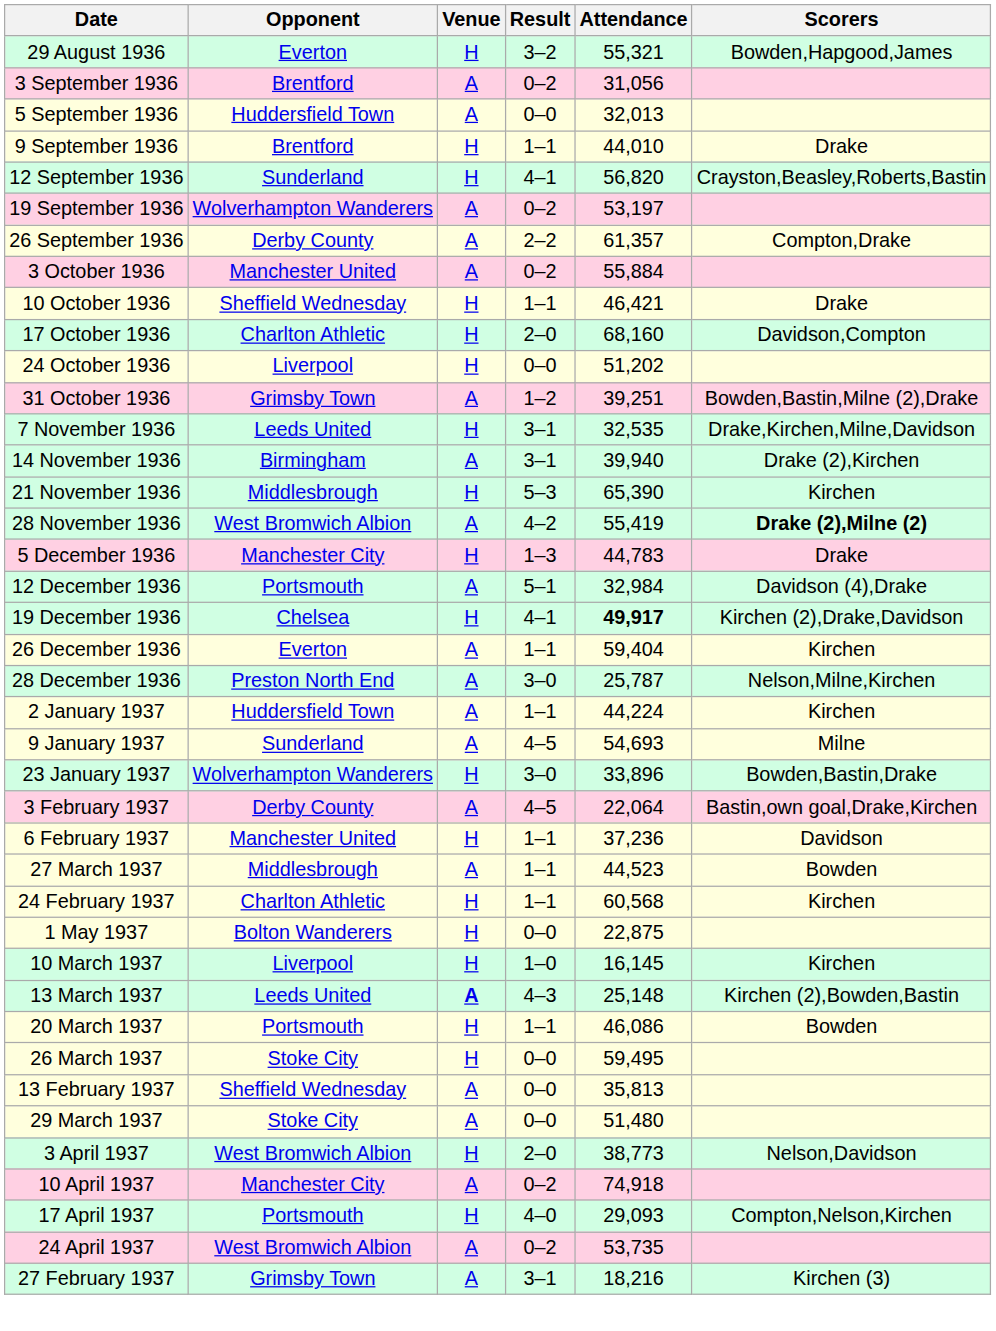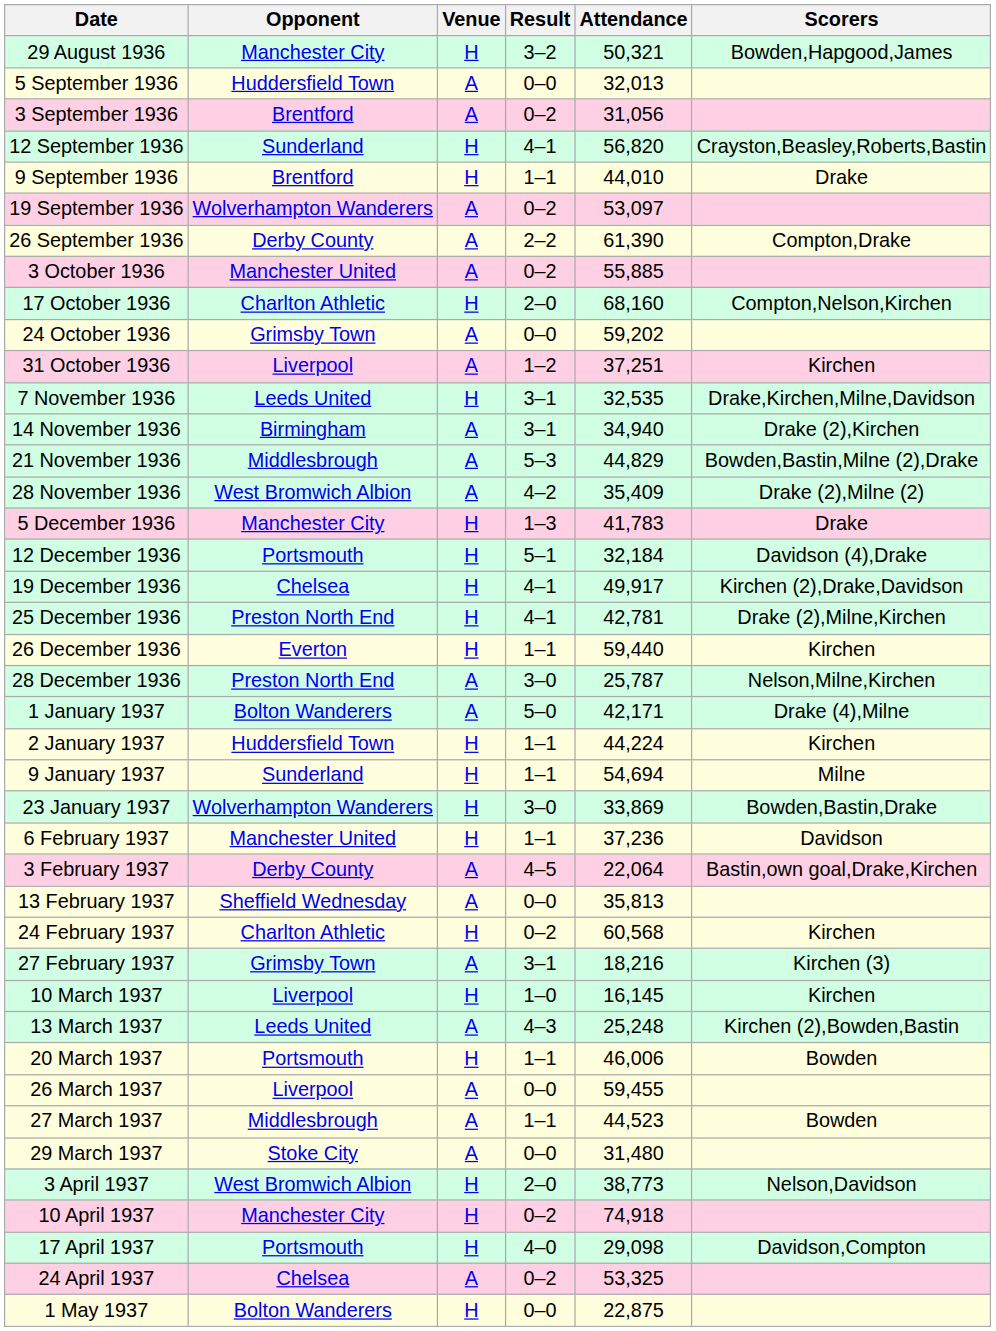(313, 51) Everton -> (313, 51) Manchester City
(634, 51) 55,321 -> (634, 51) 50,321
rows swapped: (96, 83) <-> (96, 114)
rows swapped: (96, 146) <-> (96, 177)
(634, 209) 53,197 -> (634, 209) 53,097
(634, 240) 61,357 -> (634, 240) 61,390
(634, 271) 55,884 -> (634, 271) 55,885
- row: (96, 303)
(842, 334) Davidson,Compton -> (842, 303) Compton,Nelson,Kirchen
(313, 366) Liverpool -> (313, 334) Grimsby Town
(471, 366) H -> (471, 334) A
(634, 366) 51,202 -> (634, 334) 59,202
(313, 397) Grimsby Town -> (313, 366) Liverpool
(634, 397) 39,251 -> (634, 366) 37,251
(842, 397) Bowden,Bastin,Milne (2),Drake -> (842, 366) Kirchen
(634, 460) 39,940 -> (634, 429) 34,940
(471, 492) H -> (471, 460) A
(634, 492) 65,390 -> (634, 460) 44,829
(842, 492) Kirchen -> (842, 460) Bowden,Bastin,Milne (2),Drake
(634, 523) 55,419 -> (634, 492) 35,409
(842, 523) bold -> (842, 492) normal
(634, 555) 44,783 -> (634, 523) 41,783
(471, 586) A -> (471, 555) H
(634, 586) 32,984 -> (634, 555) 32,184
(634, 618) bold -> (634, 586) normal
+ row: (96, 618)
(471, 649) A -> (471, 649) H
(634, 649) 59,404 -> (634, 649) 59,440
+ row: (96, 712)
(471, 712) A -> (471, 743) H
(471, 743) A -> (471, 775) H
(540, 743) 4–5 -> (540, 775) 1–1
(634, 743) 54,693 -> (634, 775) 54,694
(634, 775) 33,896 -> (634, 806) 33,869
rows swapped: (96, 806) <-> (96, 838)
rows swapped: (96, 1090) <-> (96, 869)
(540, 901) 1–1 -> (540, 932) 0–2
rows swapped: (96, 1278) <-> (96, 932)
(471, 995) bold -> (471, 1027) normal
(634, 995) 25,148 -> (634, 1027) 25,248
(634, 1027) 46,086 -> (634, 1058) 46,006
(313, 1058) Stoke City -> (313, 1090) Liverpool
(471, 1058) H -> (471, 1090) A
(634, 1058) 59,495 -> (634, 1090) 59,455
(634, 1121) 51,480 -> (634, 1152) 31,480
(471, 1184) A -> (471, 1215) H
(634, 1215) 29,093 -> (634, 1247) 29,098
(842, 1215) Compton,Nelson,Kirchen -> (842, 1247) Davidson,Compton
(313, 1247) West Bromwich Albion -> (313, 1278) Chelsea
(634, 1247) 53,735 -> (634, 1278) 53,325
